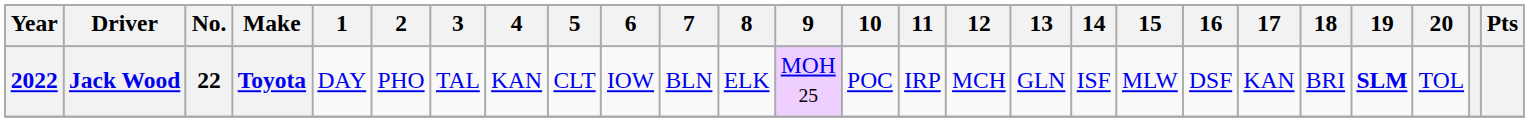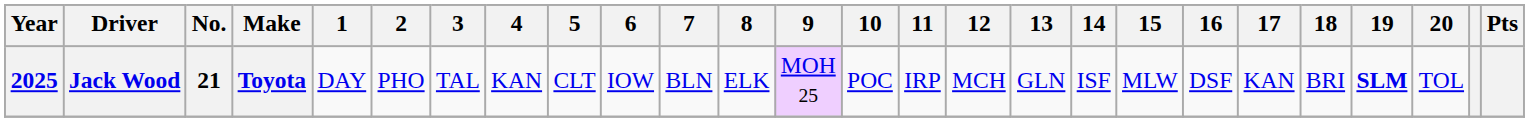(34, 80) 2022 -> (34, 80) 2025
(209, 80) 22 -> (209, 80) 21
